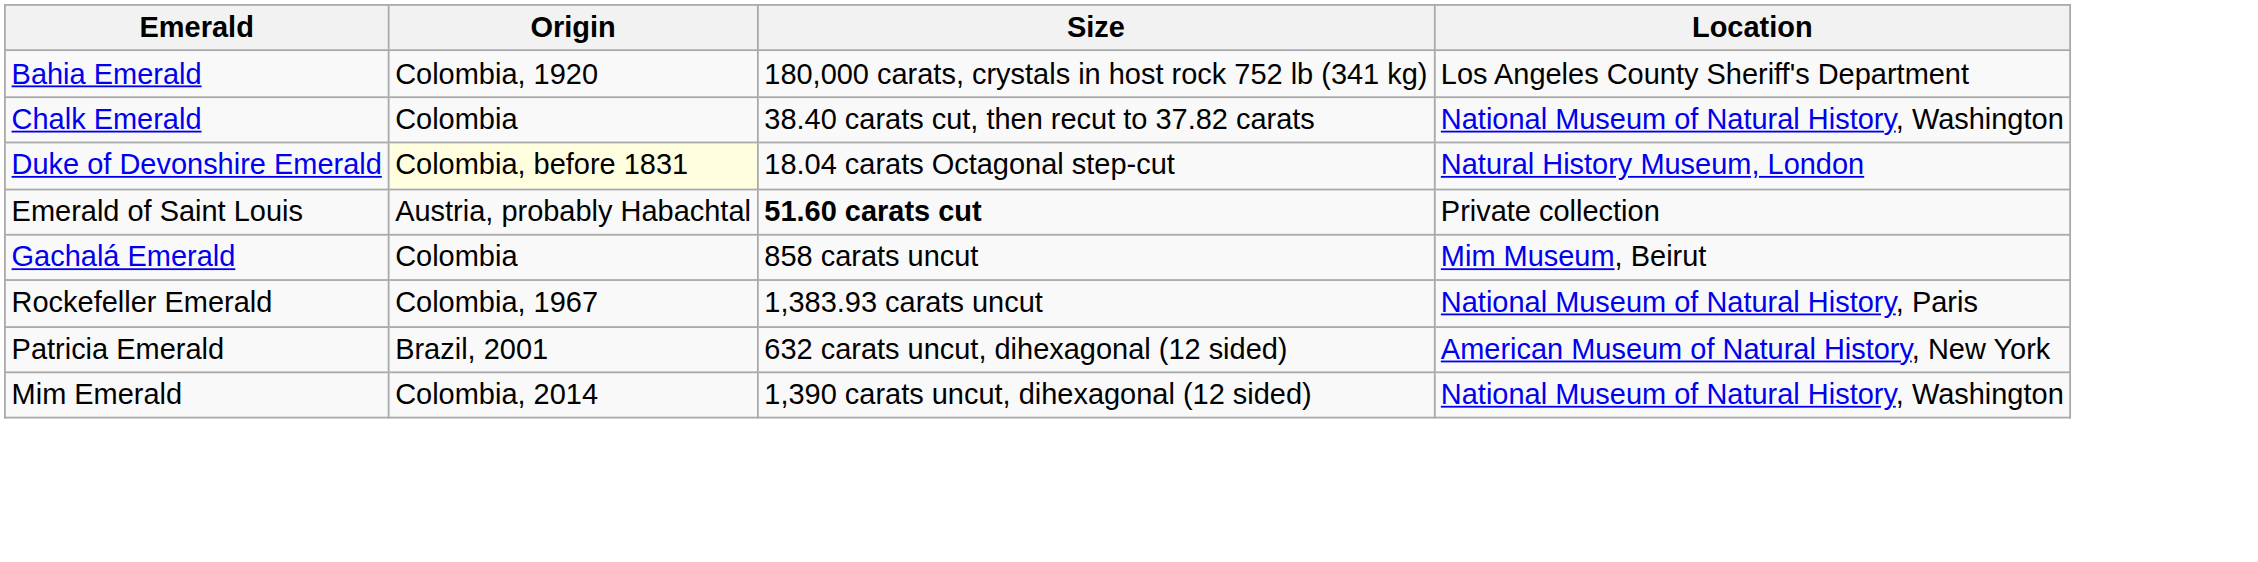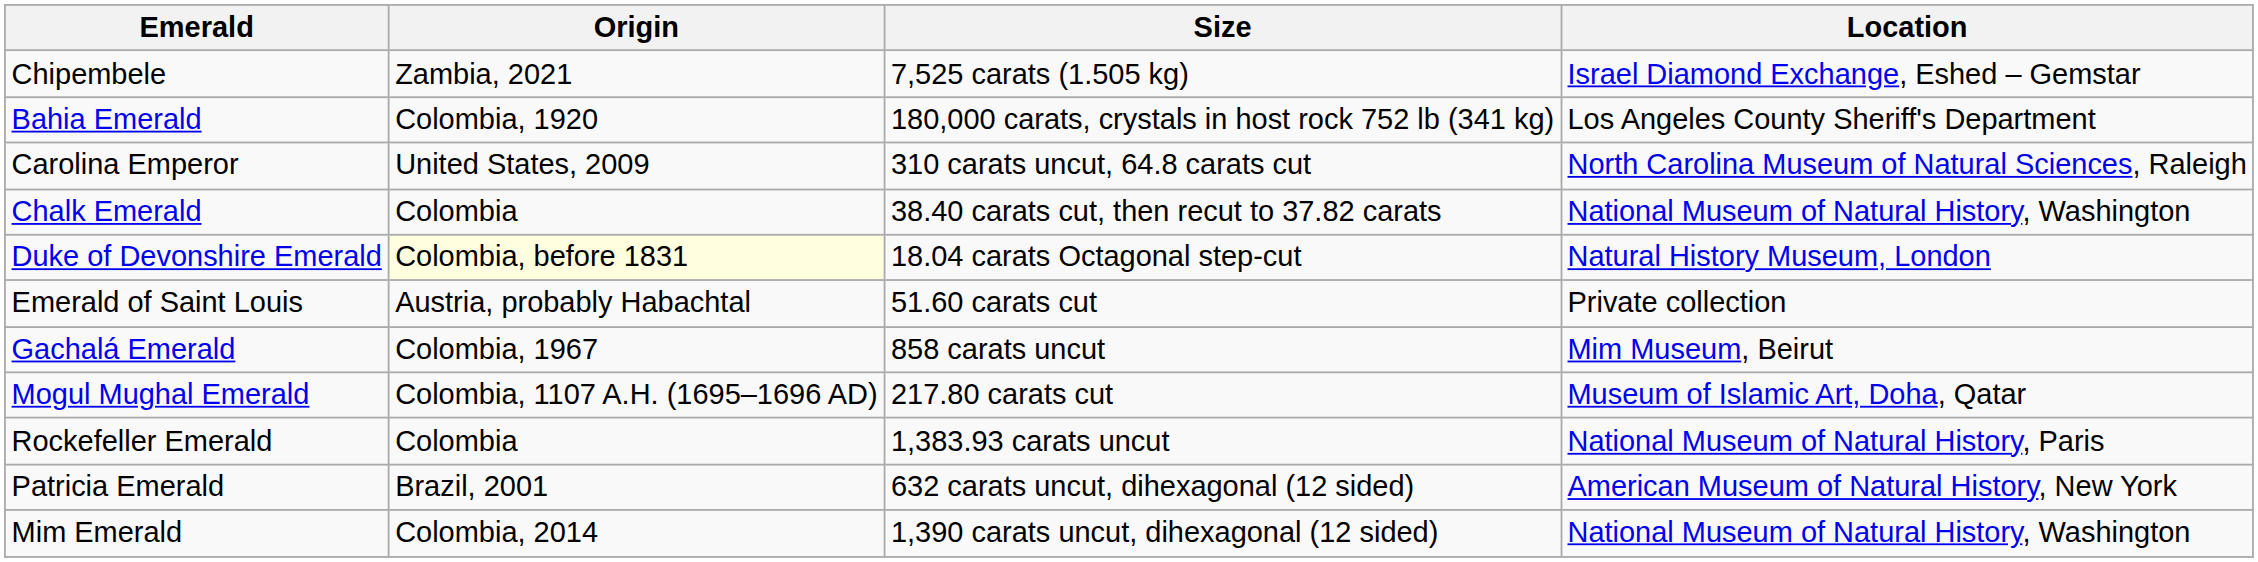+ row: (89, 73)
+ row: (125, 165)
(873, 211) bold -> (994, 303) normal
(456, 257) Colombia -> (497, 348) Colombia, 1967
+ row: (160, 394)
(497, 303) Colombia, 1967 -> (456, 440) Colombia
